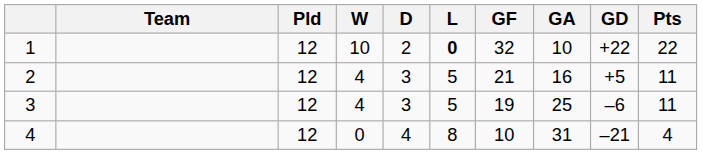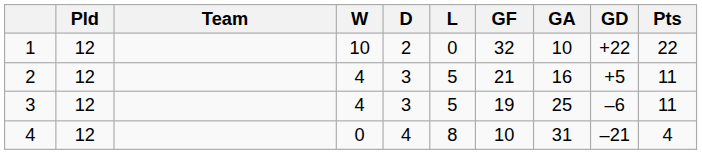columns swapped: (167, 18) <-> (307, 18)
(452, 47) bold -> (452, 47) normal
